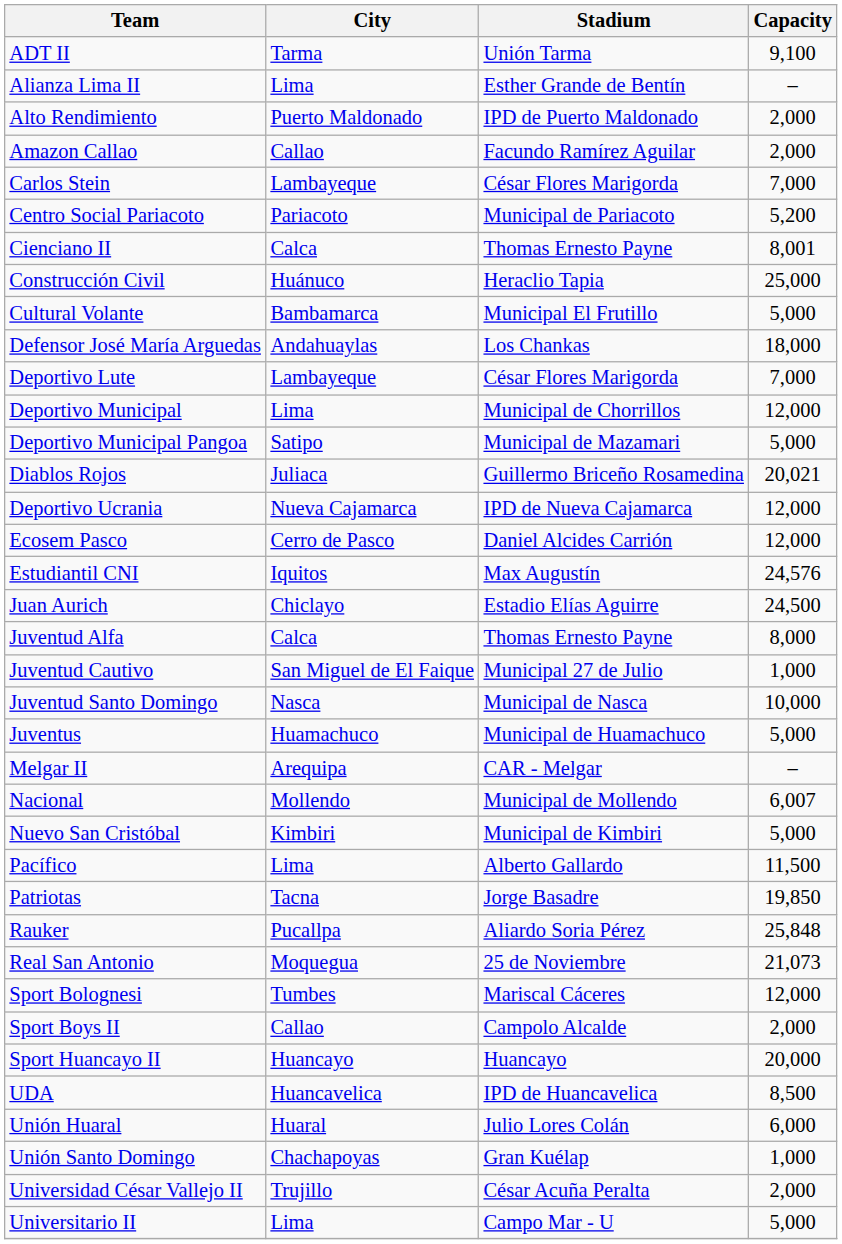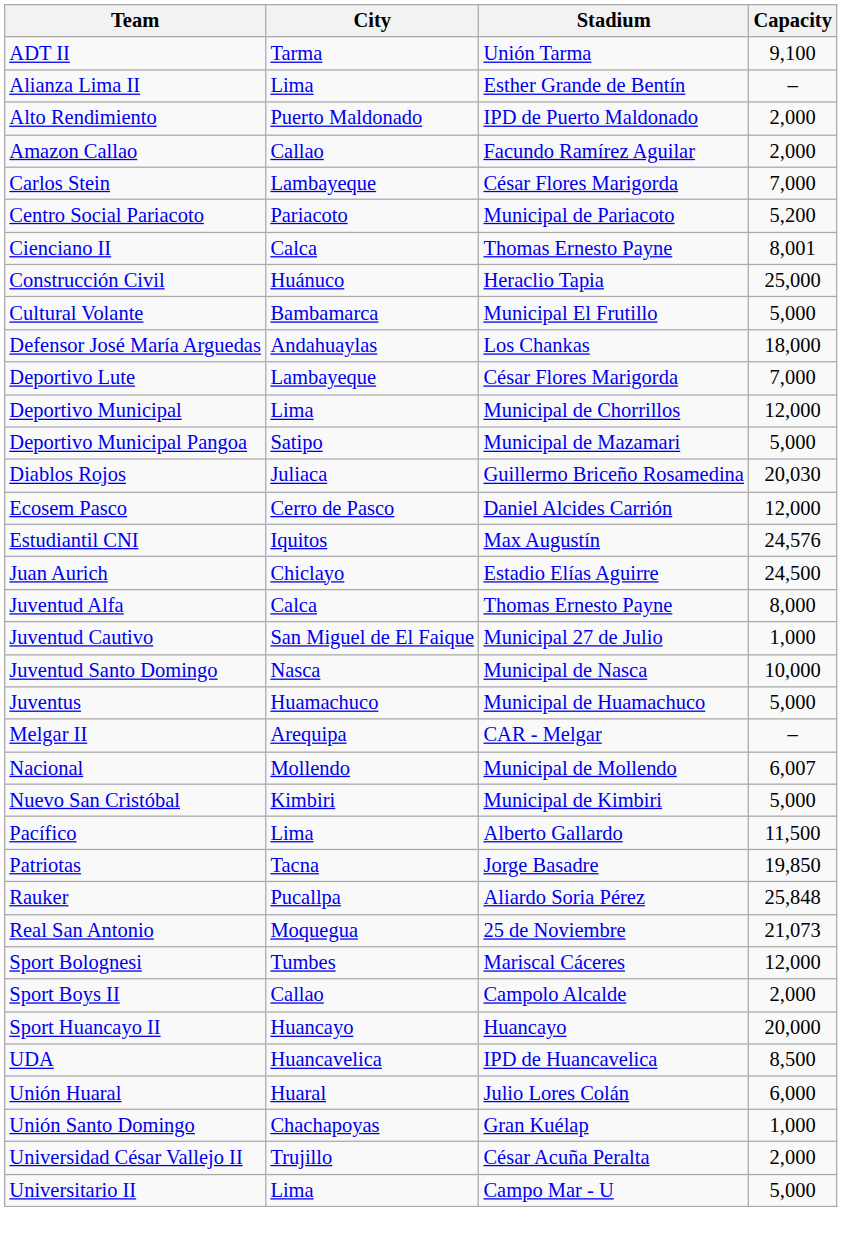(793, 475) 20,021 -> (793, 475) 20,030
- row: (86, 507)
